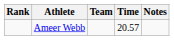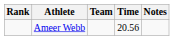(128, 27) 20.57 -> (128, 27) 20.56
